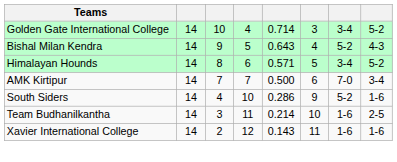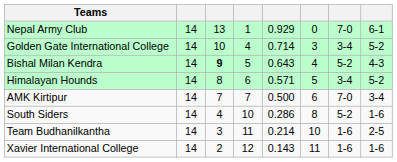+ row: (47, 30)
(219, 47) normal -> (219, 64) bold
(315, 98) 9 -> (315, 115) 8
